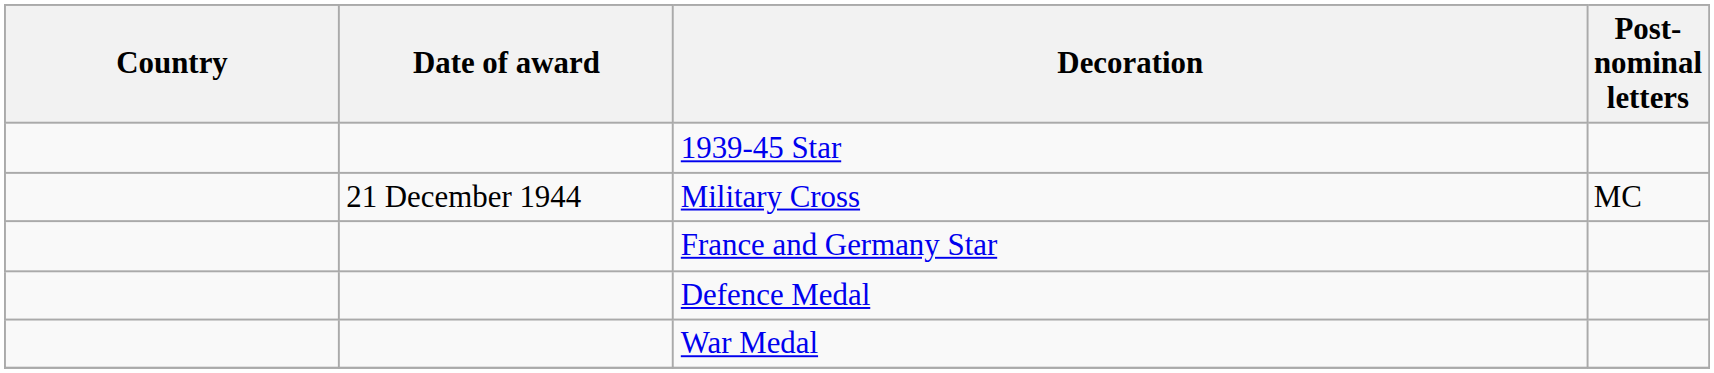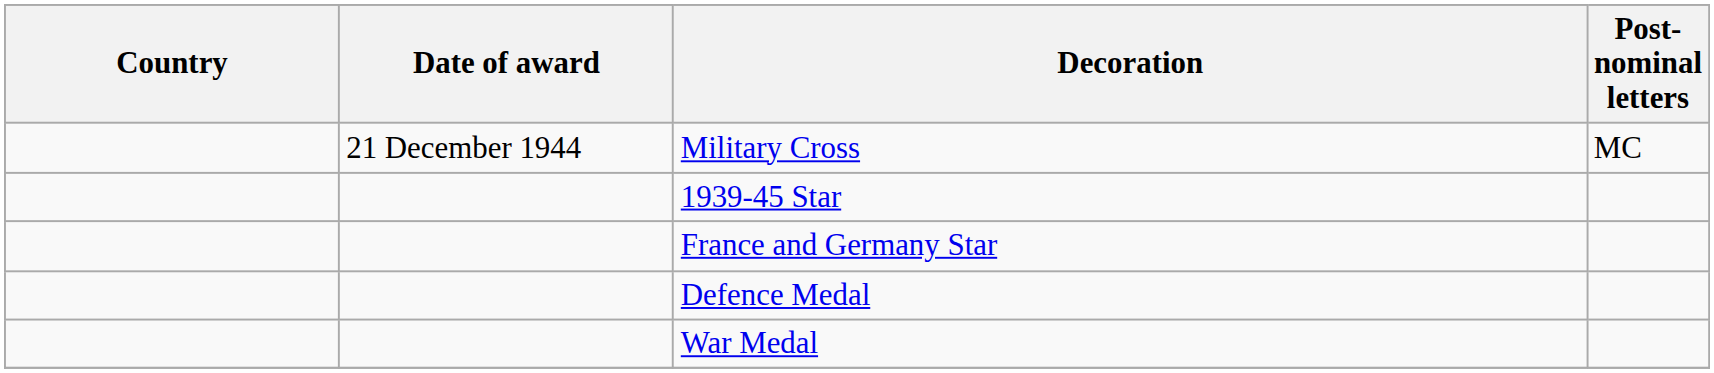rows swapped: (770, 196) <-> (761, 147)
